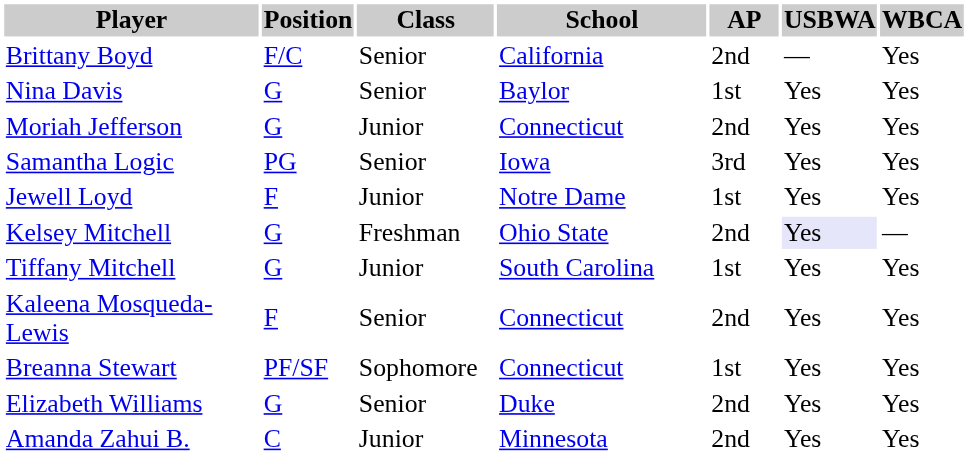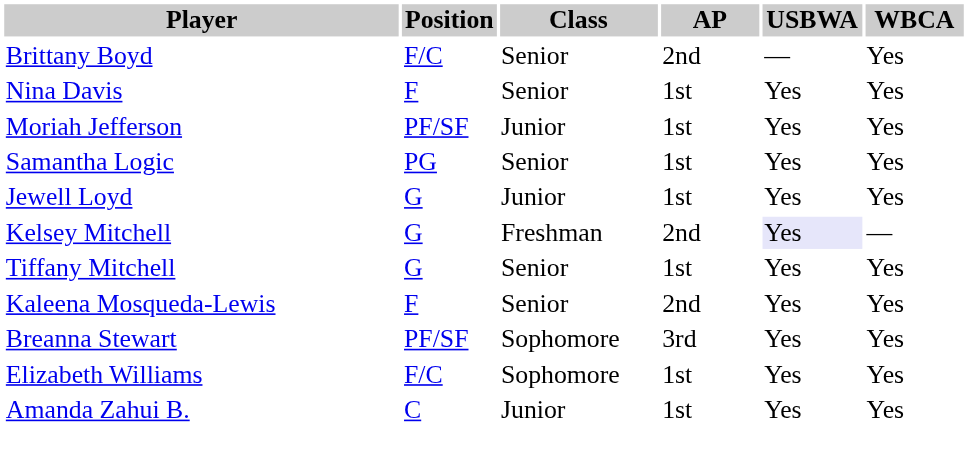- column: (602, 20)
(273, 90) G -> (411, 90) F
(273, 126) G -> (436, 126) PF/SF
(731, 126) 2nd -> (677, 126) 1st
(729, 161) 3rd -> (677, 161) 1st
(271, 197) F -> (413, 197) G
(391, 267) Junior -> (535, 267) Senior
(726, 367) 1st -> (679, 338) 3rd
(273, 403) G -> (423, 374) F/C
(392, 403) Senior -> (560, 374) Sophomore
(731, 403) 2nd -> (677, 374) 1st
(731, 438) 2nd -> (677, 409) 1st
